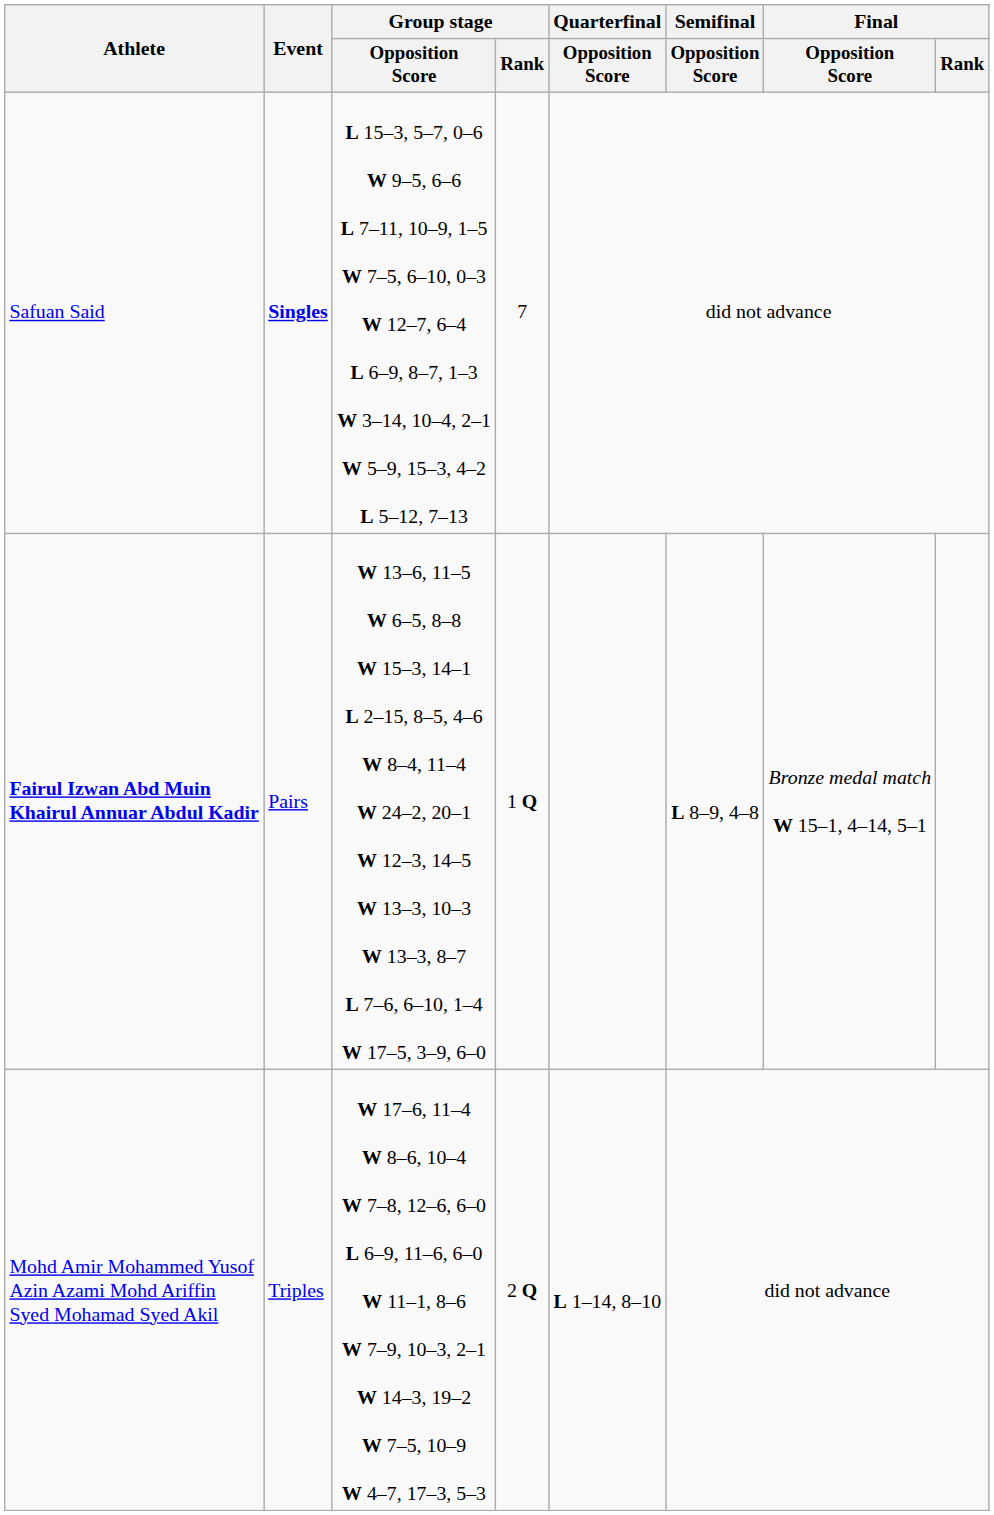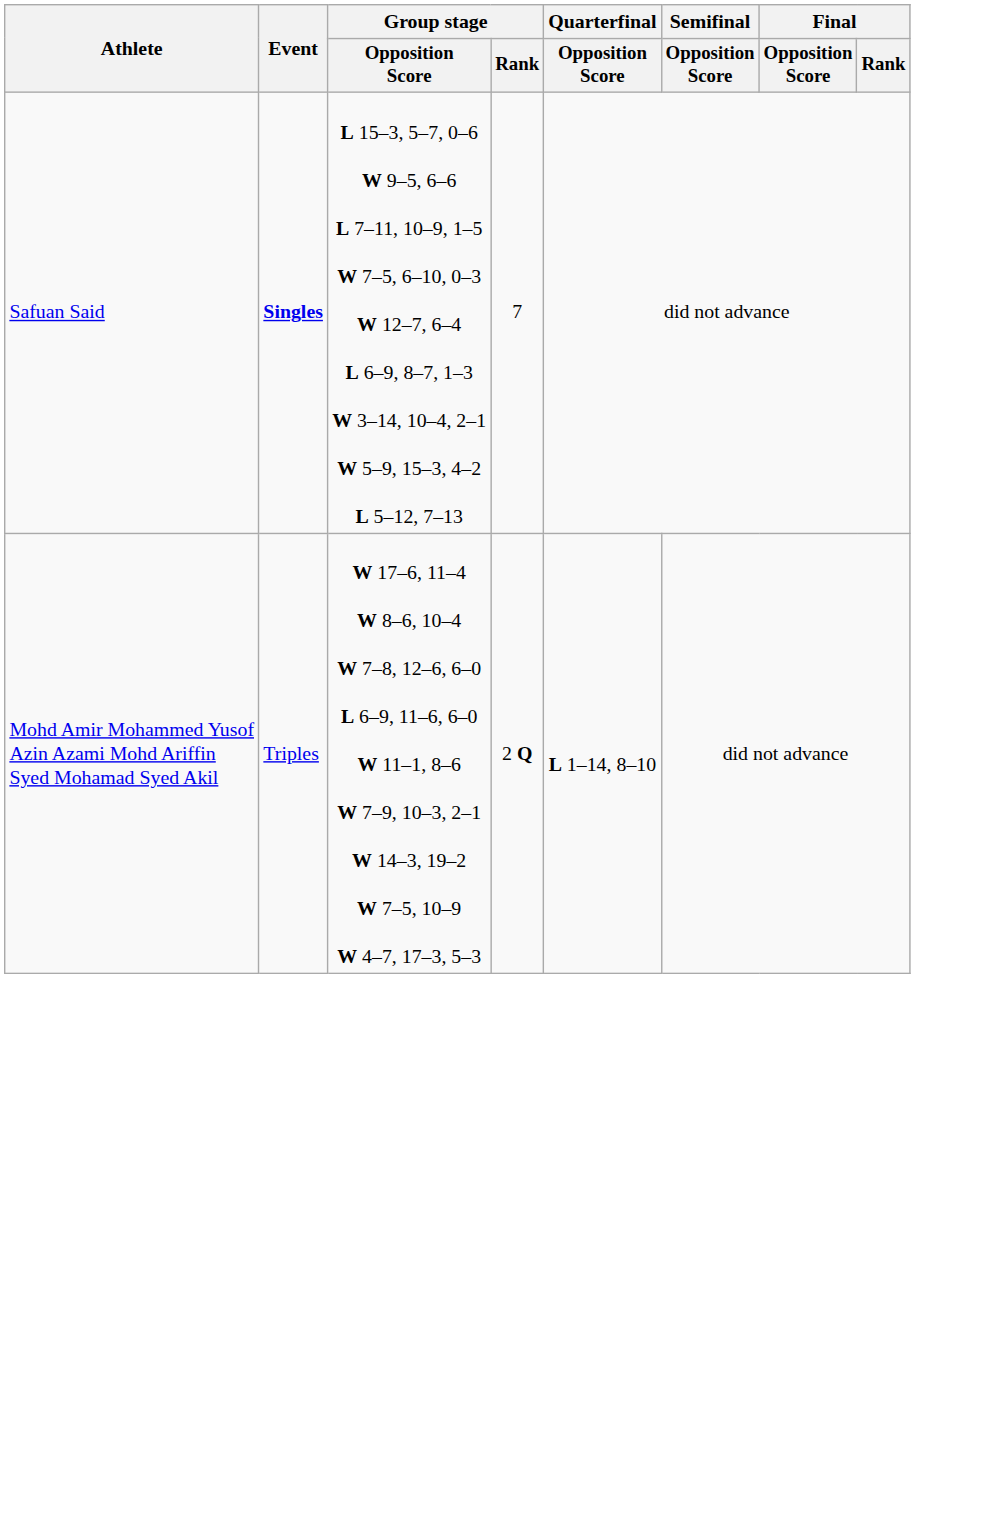- row: (134, 801)
